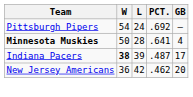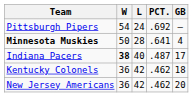(139, 56) 39 -> (139, 56) 40
+ row: (52, 70)
